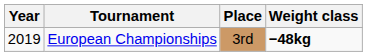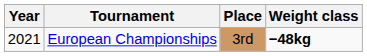(24, 39) 2019 -> (24, 39) 2021
